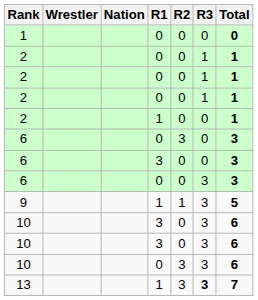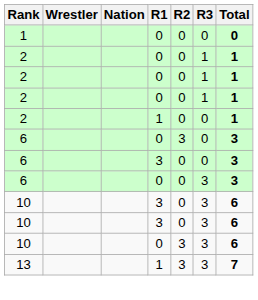- row: (23, 202)
(205, 285) bold -> (205, 264) normal
